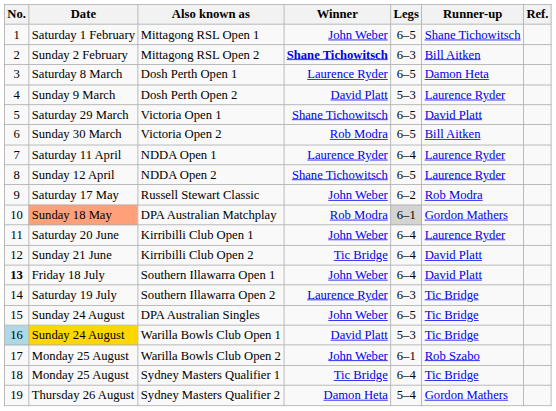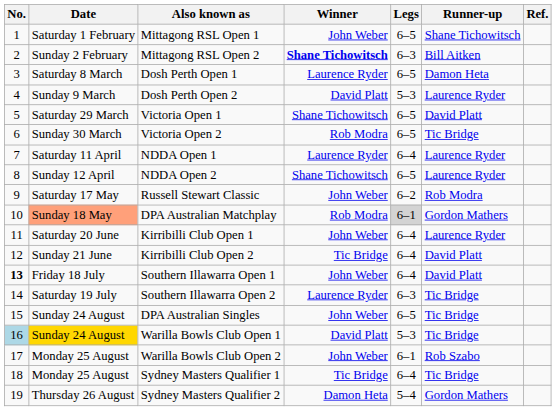(453, 134) Bill Aitken -> (452, 134) Tic Bridge
